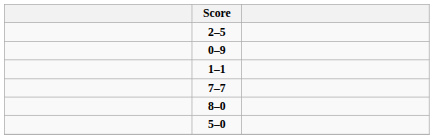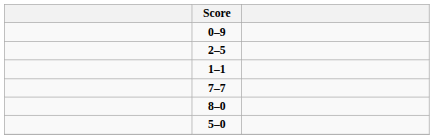rows swapped: (217, 32) <-> (217, 50)
